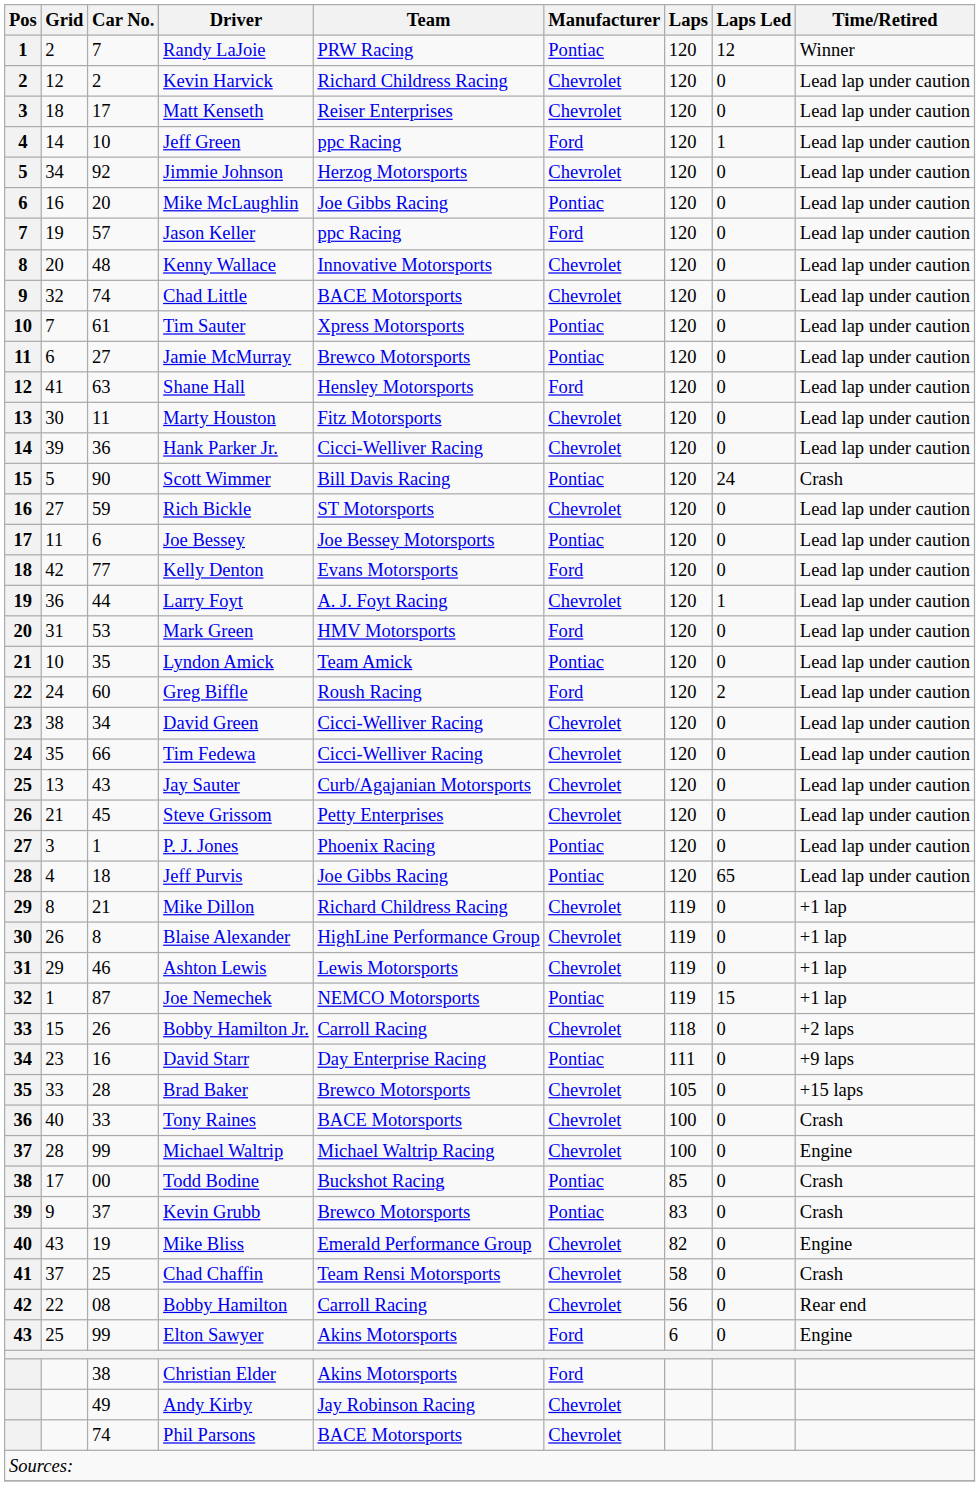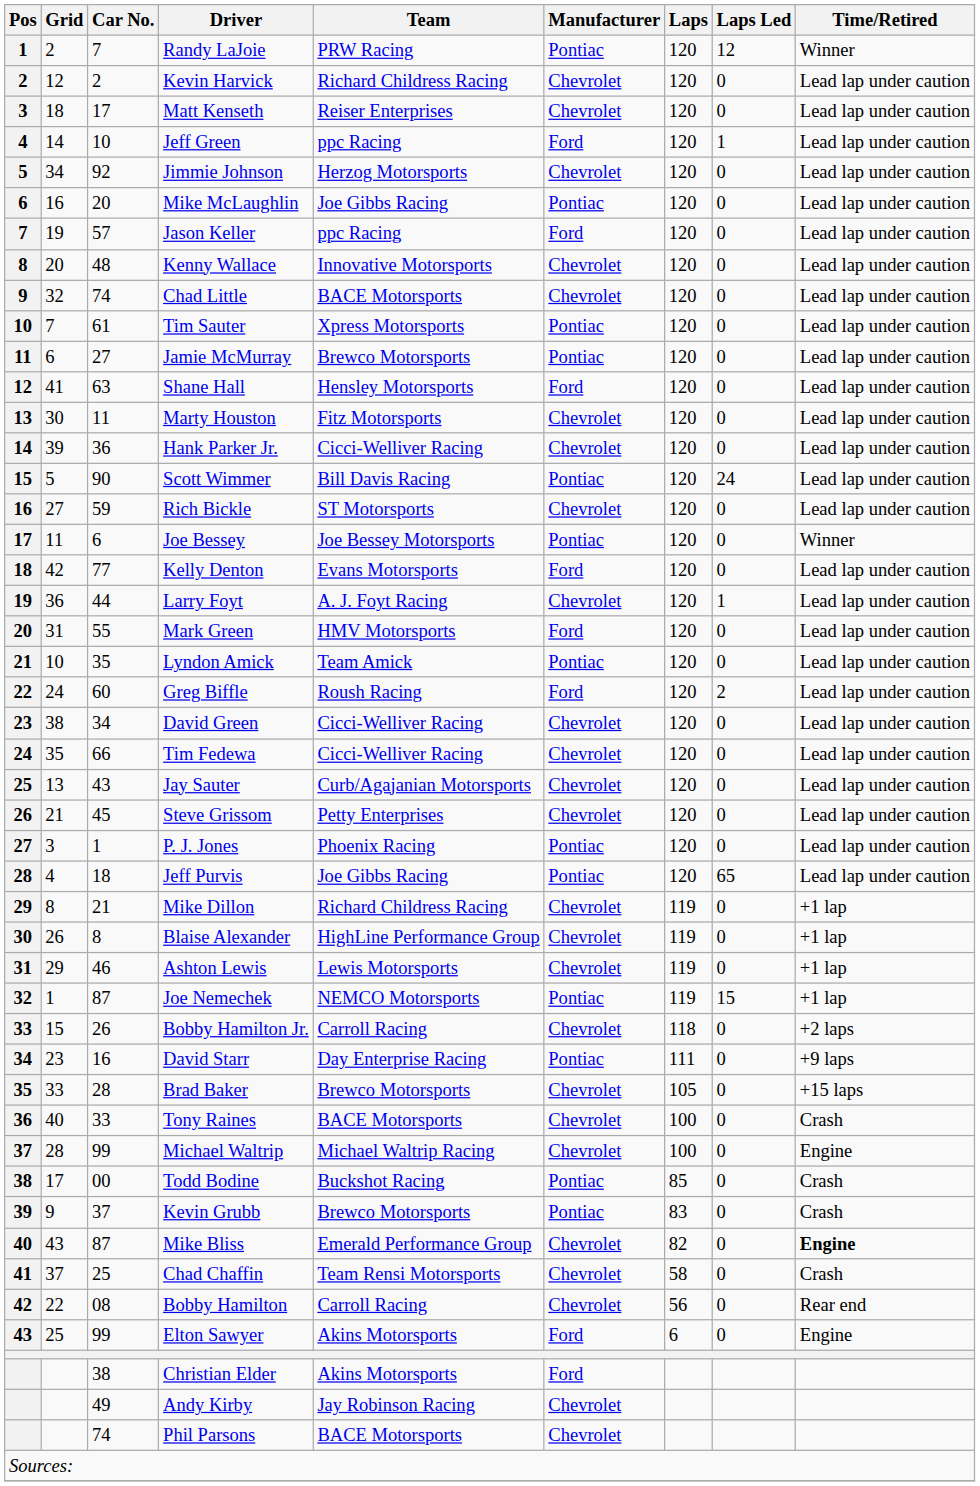(821, 478) Crash -> (885, 478) Lead lap under caution
(885, 539) Lead lap under caution -> (827, 539) Winner
(101, 631) 53 -> (101, 631) 55
(101, 1243) 19 -> (101, 1243) 87
(826, 1243) normal -> (828, 1243) bold
